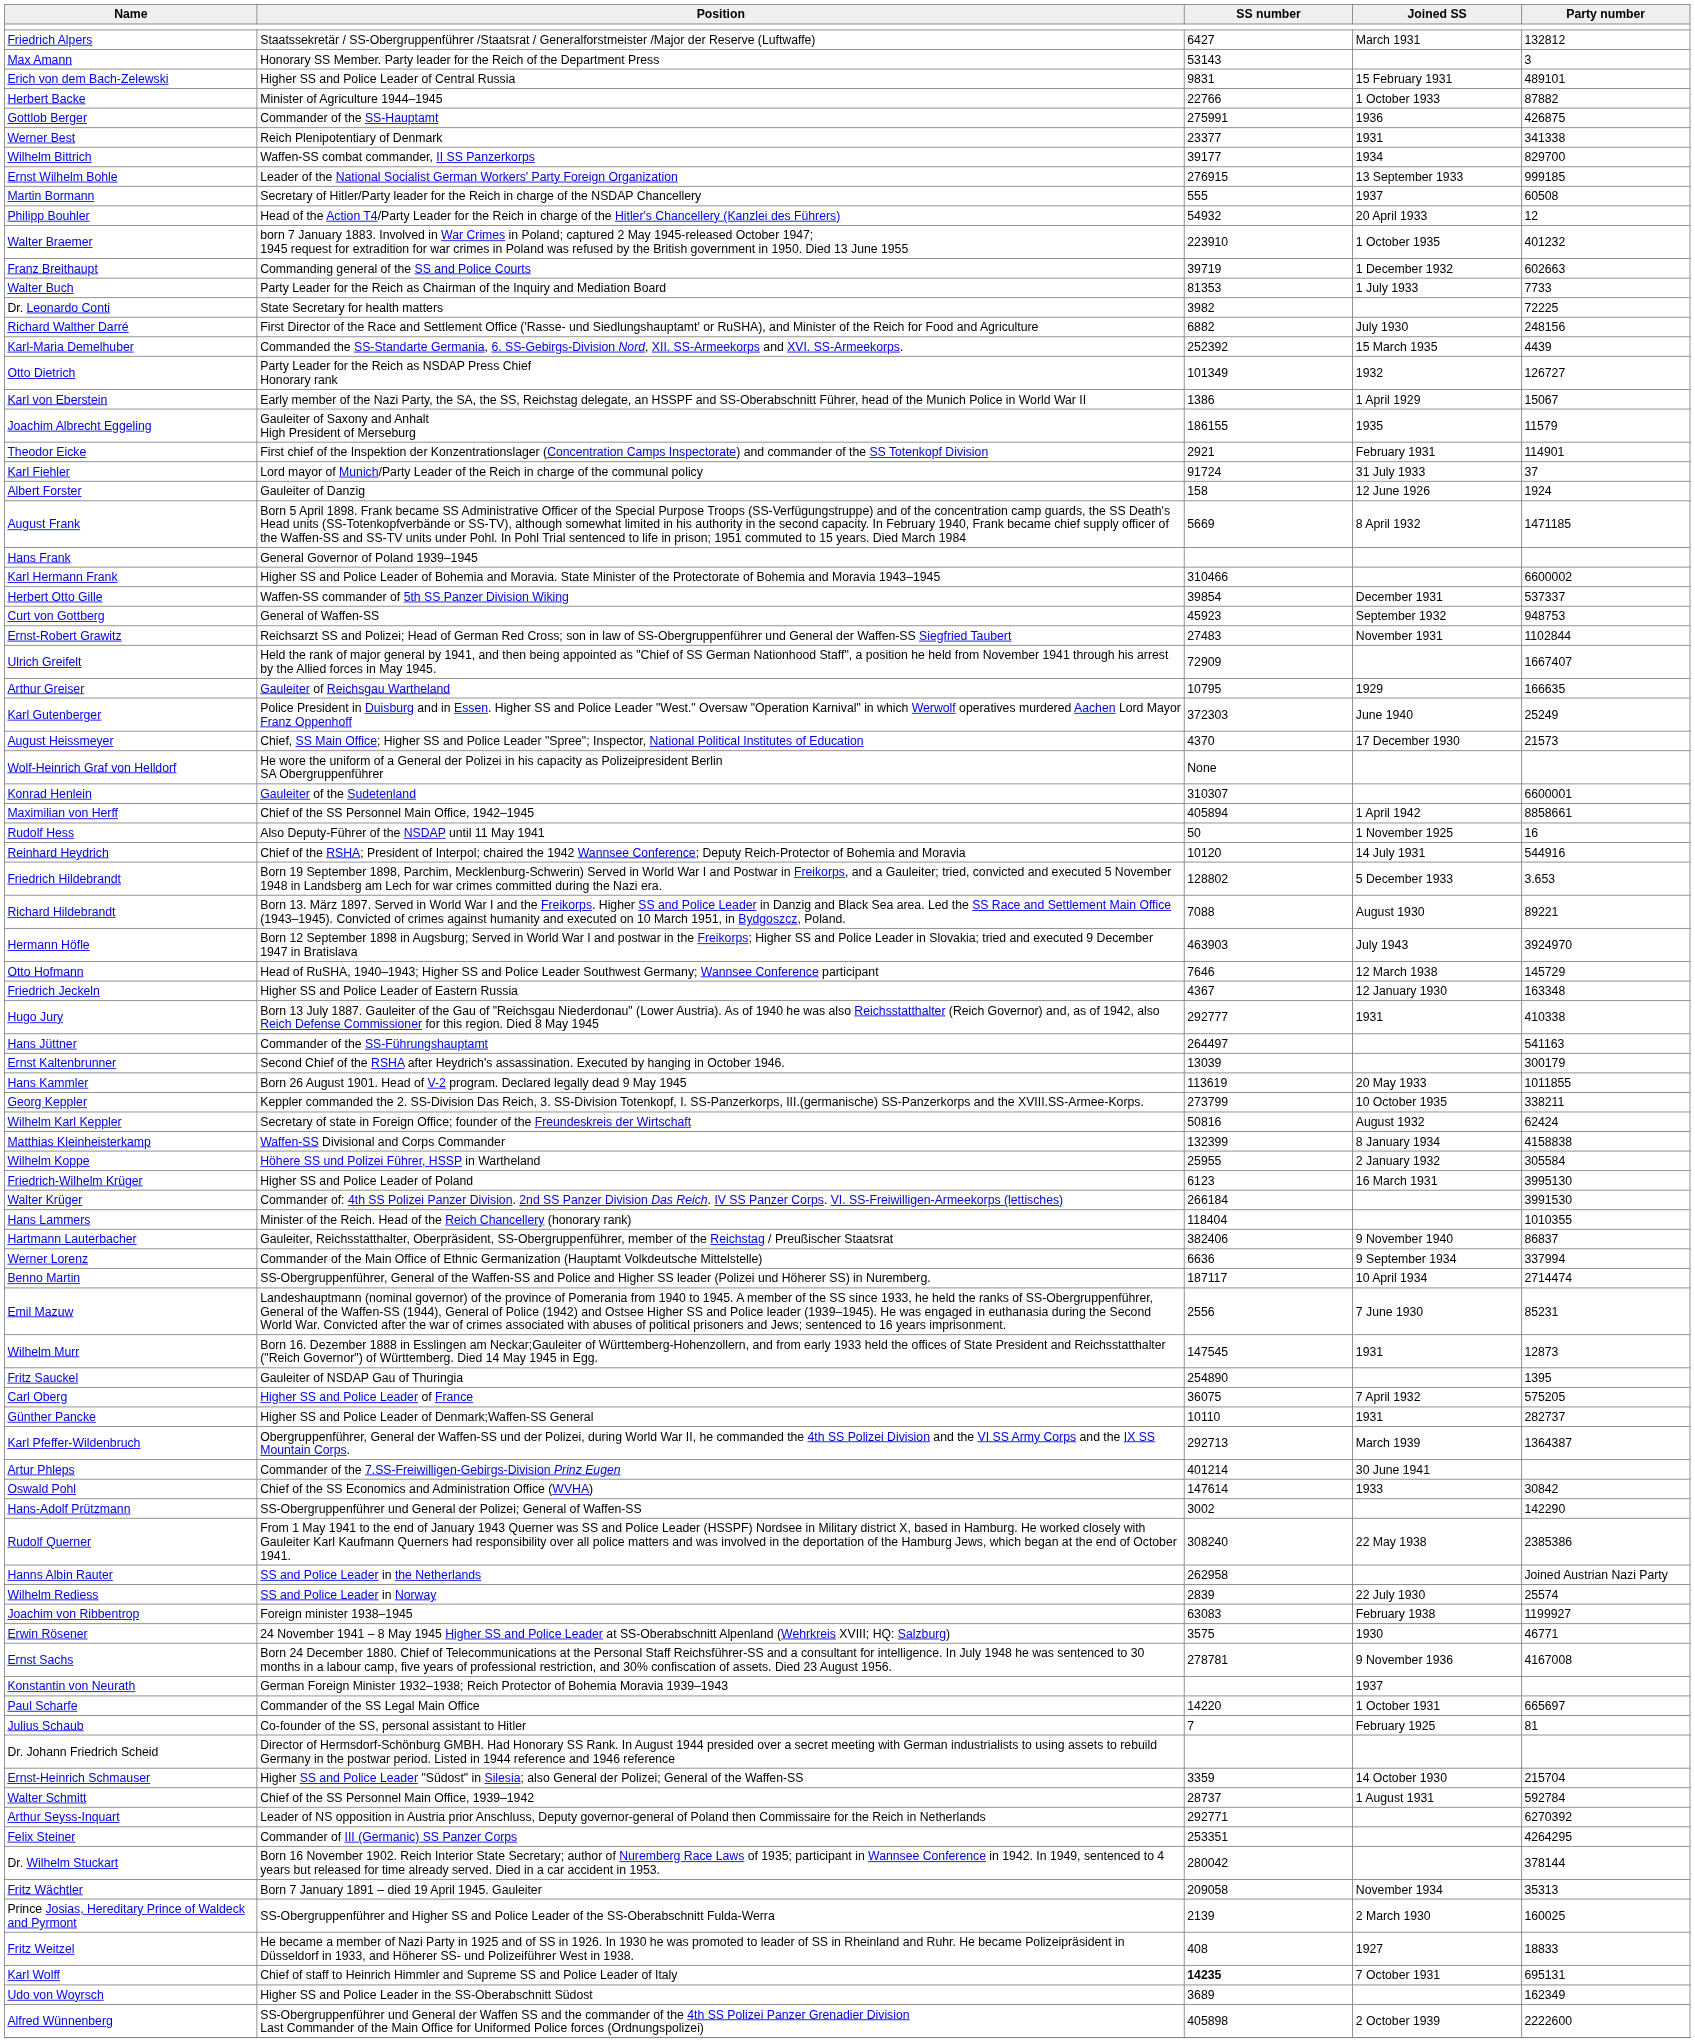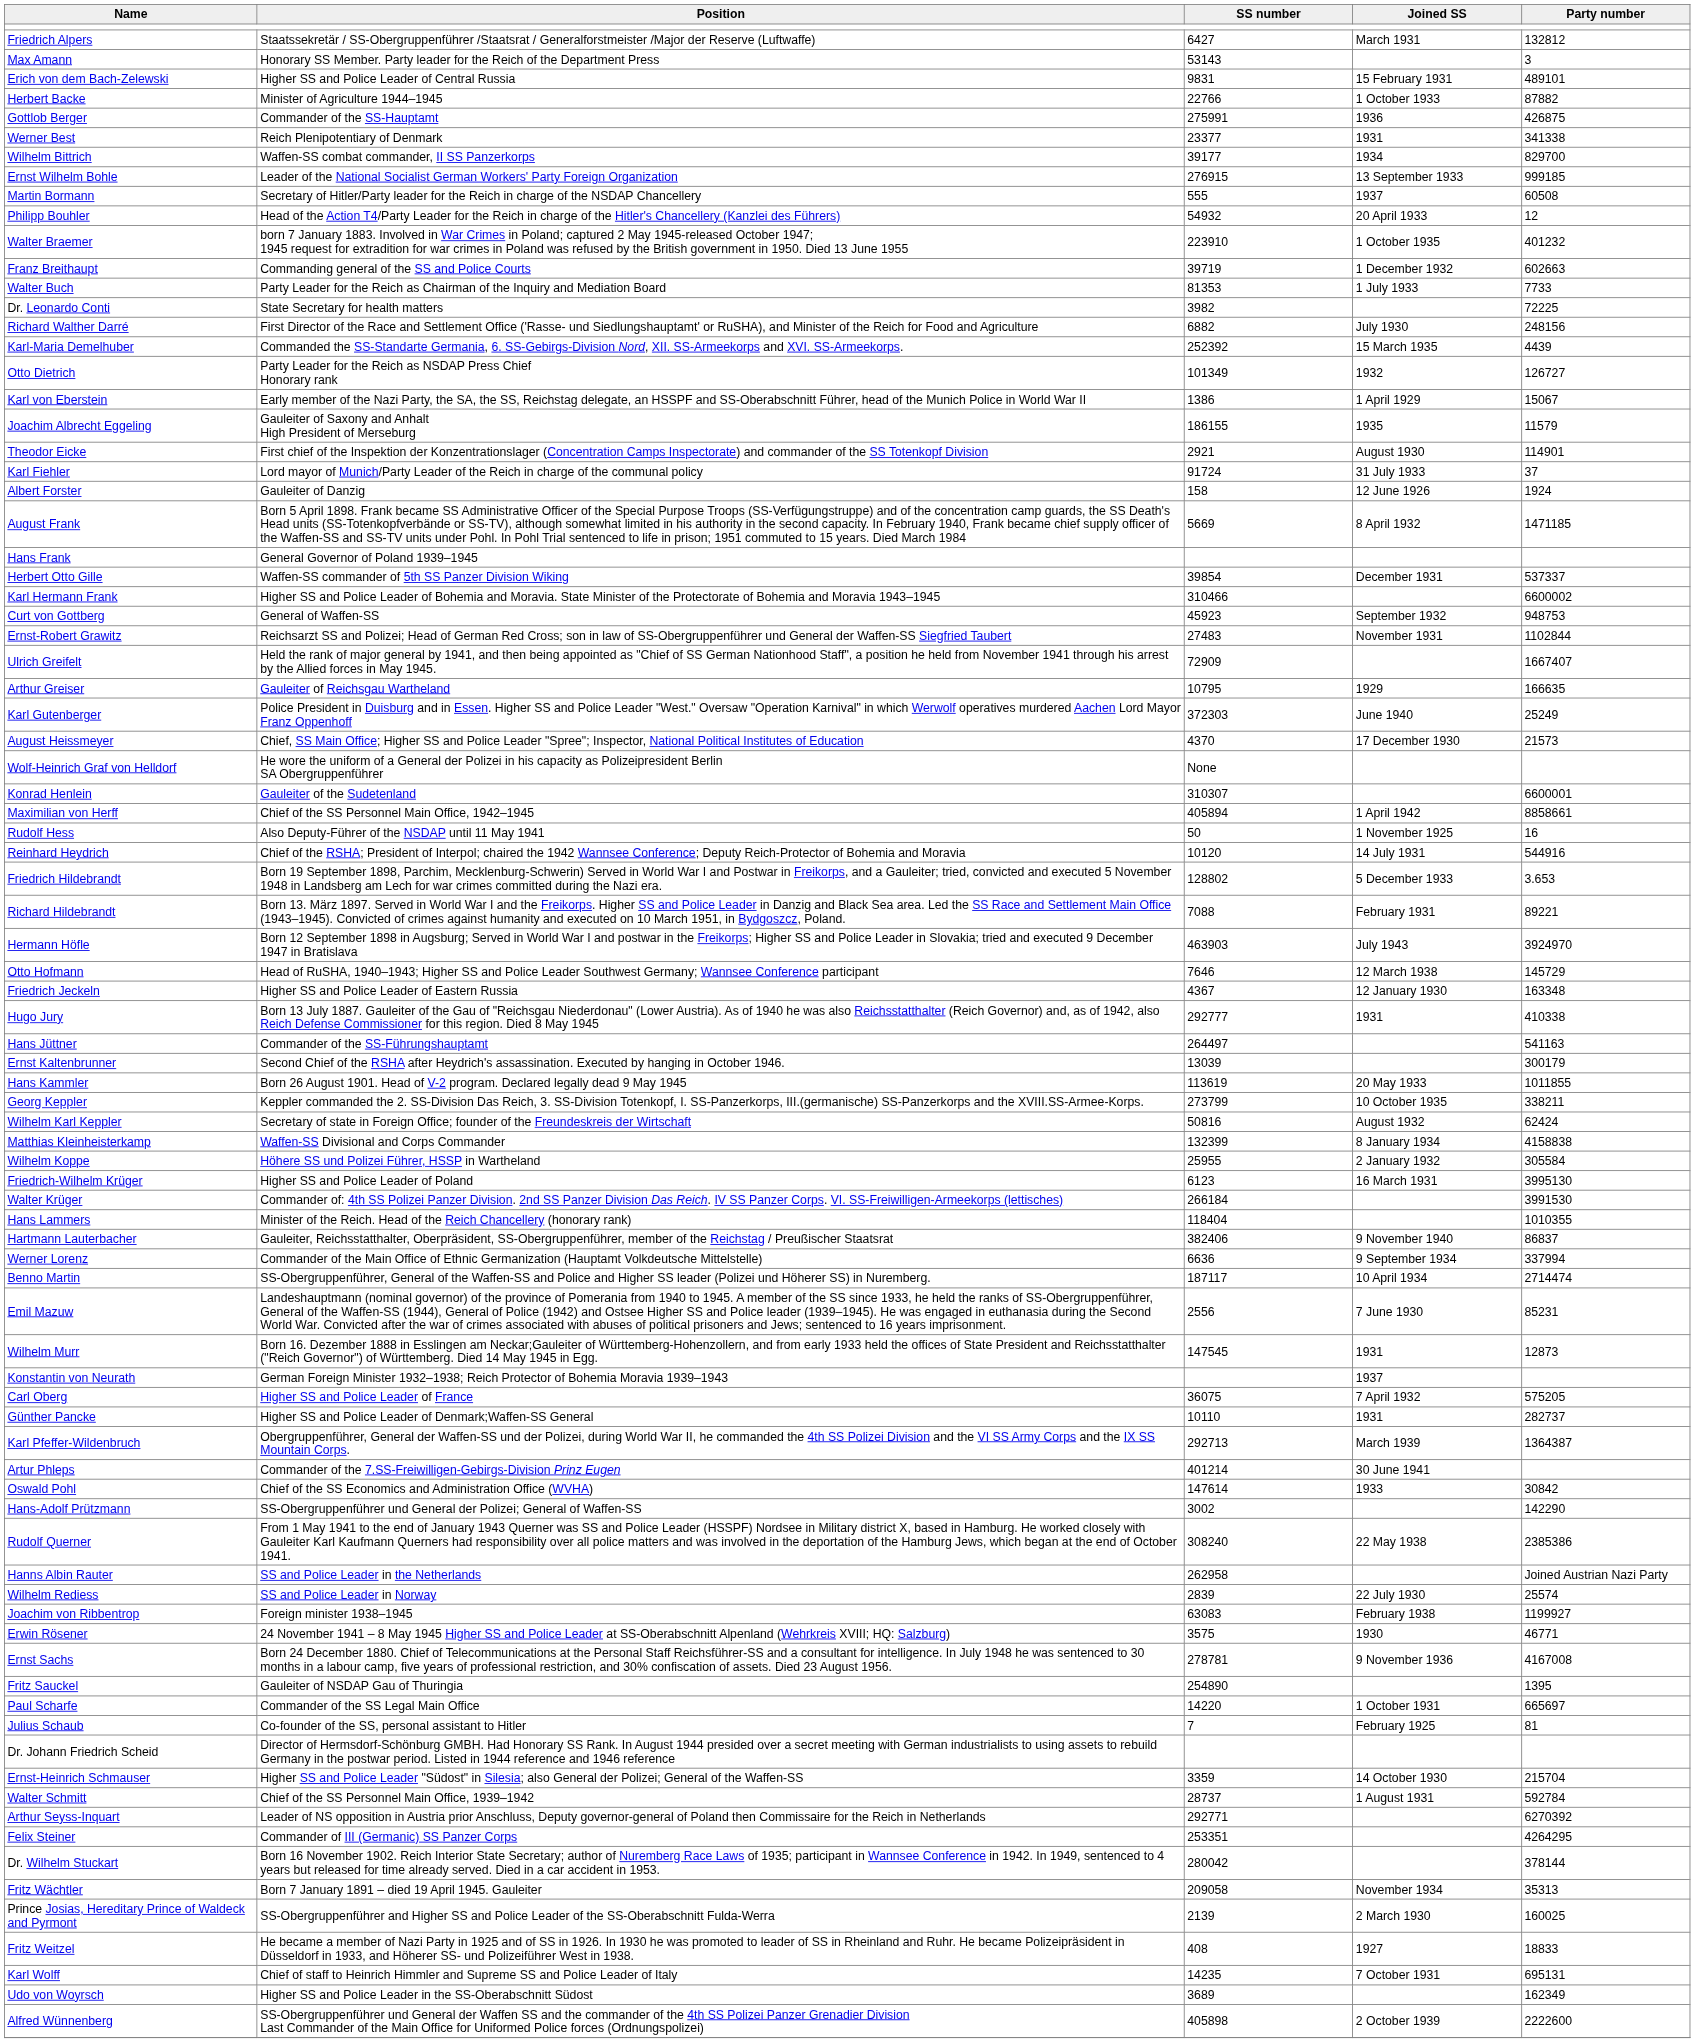(1396, 452) February 1931 -> (1390, 452) August 1930
rows swapped: (62, 577) <-> (55, 596)
(1390, 912) August 1930 -> (1396, 912) February 1931
rows swapped: (71, 1686) <-> (43, 1378)
(1204, 1975) bold -> (1204, 1975) normal
